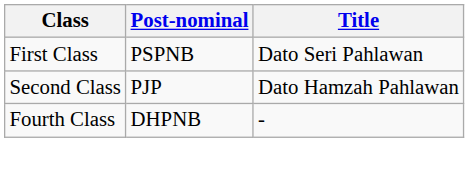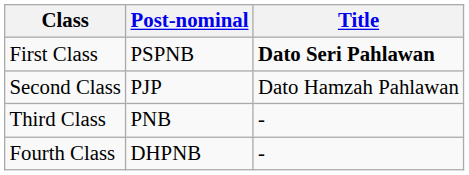(341, 53) normal -> (346, 53) bold
+ row: (58, 119)
